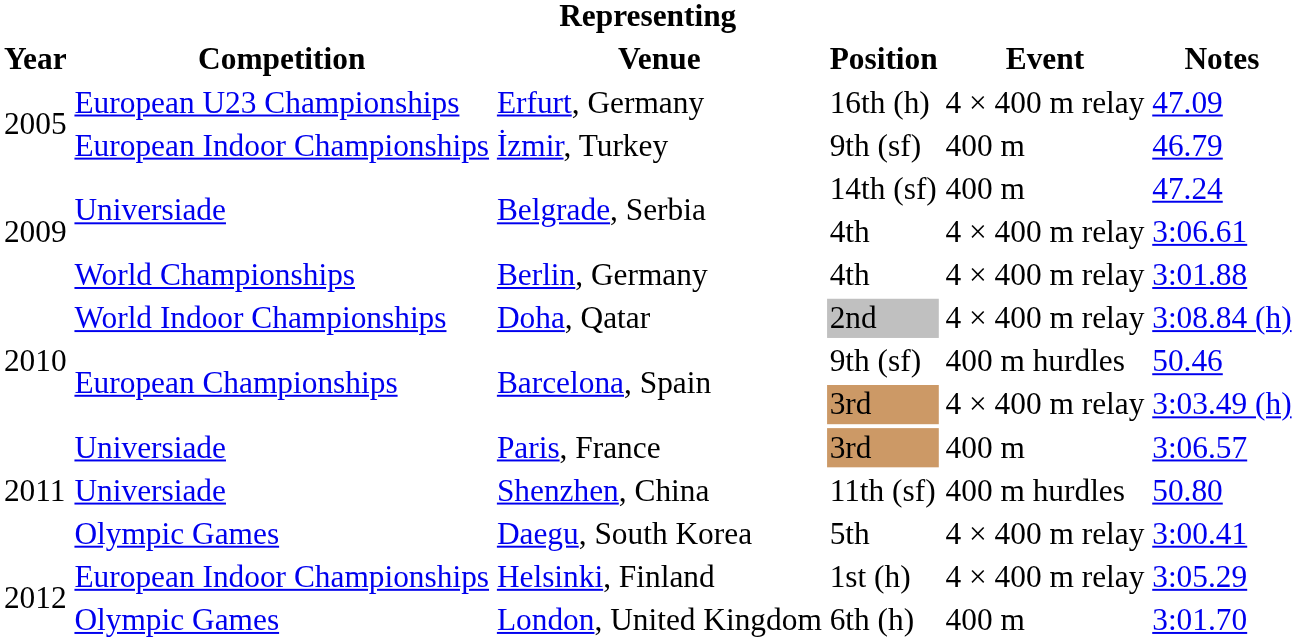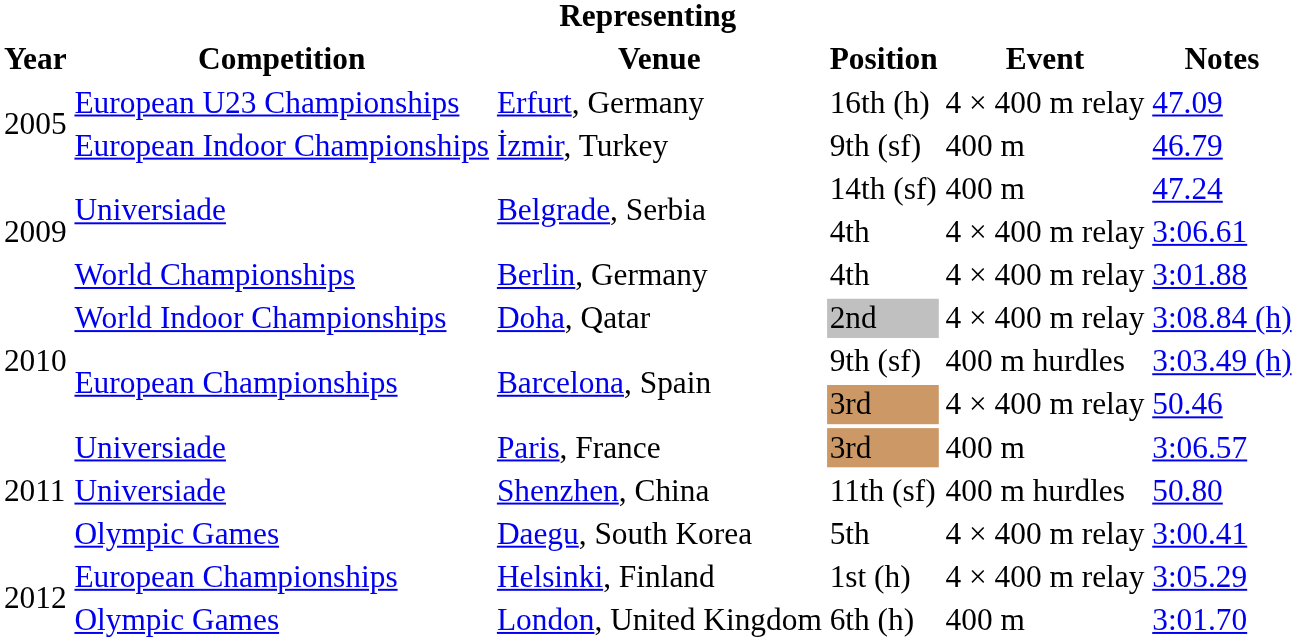(1188, 360) 50.46 -> (1222, 360) 3:03.49 (h)
(1222, 404) 3:03.49 (h) -> (1188, 404) 50.46
(282, 576) European Indoor Championships -> (236, 576) European Championships
